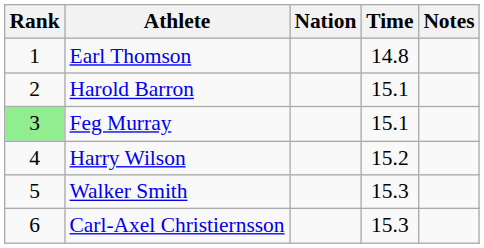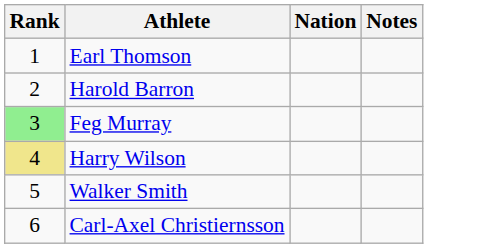- column: (390, 21)
(35, 157) no background -> (35, 157) khaki background
